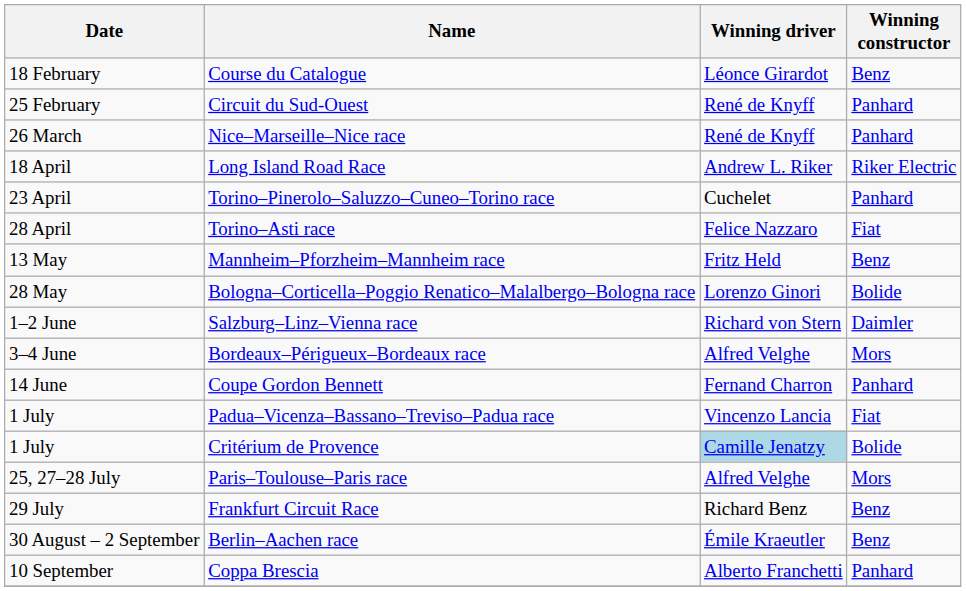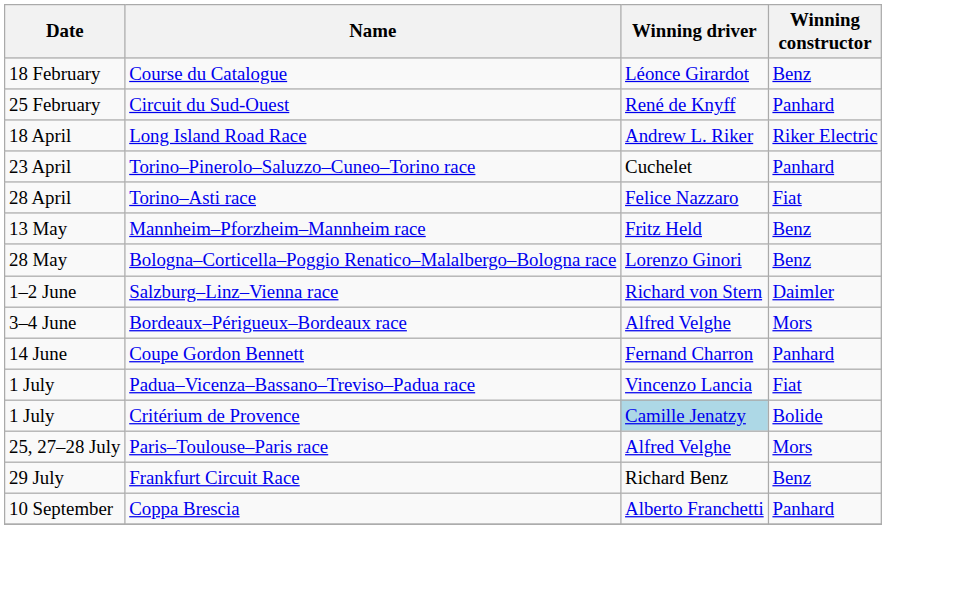- row: (307, 135)
(876, 291) Bolide -> (792, 260) Benz
- row: (283, 539)
